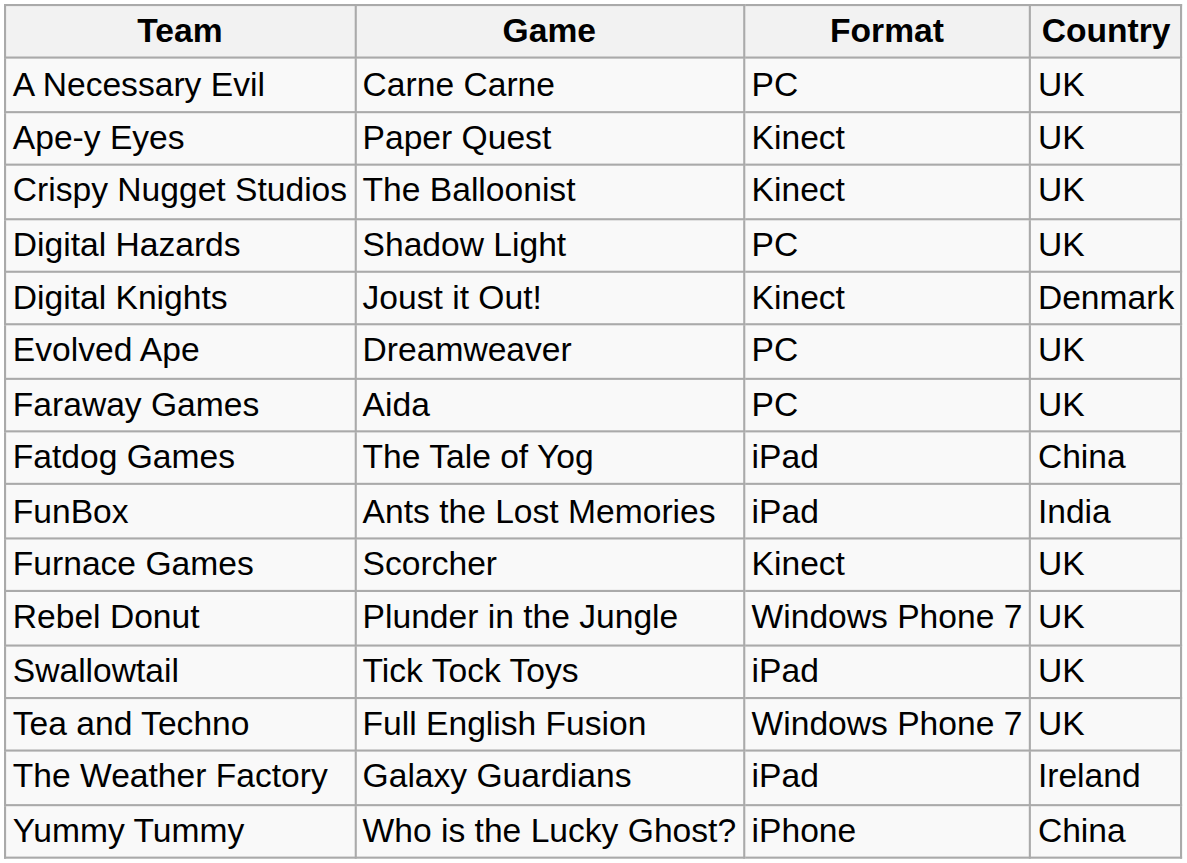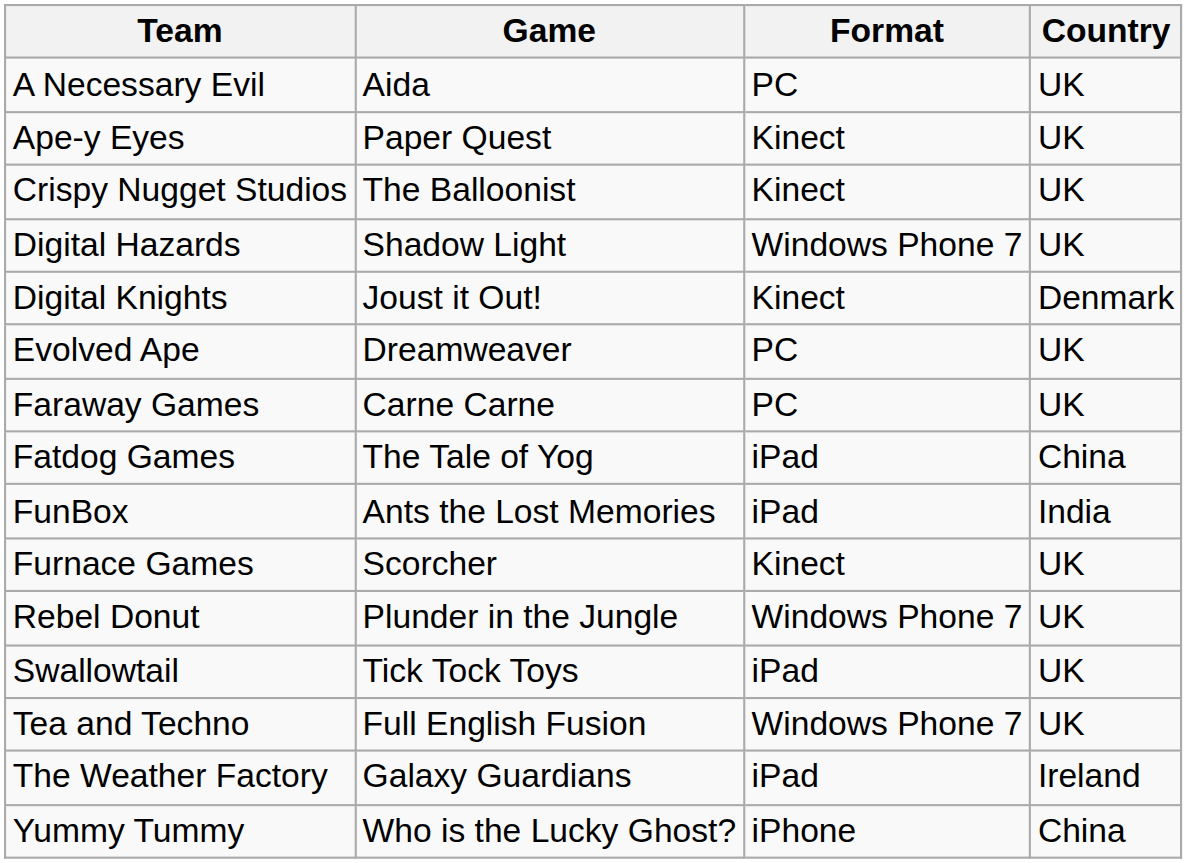(459, 84) Carne Carne -> (396, 84) Aida
(775, 244) PC -> (887, 244) Windows Phone 7
(396, 404) Aida -> (459, 404) Carne Carne
